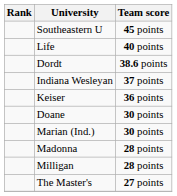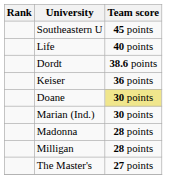- row: (75, 81)
(144, 115) no background -> (133, 98) khaki background
